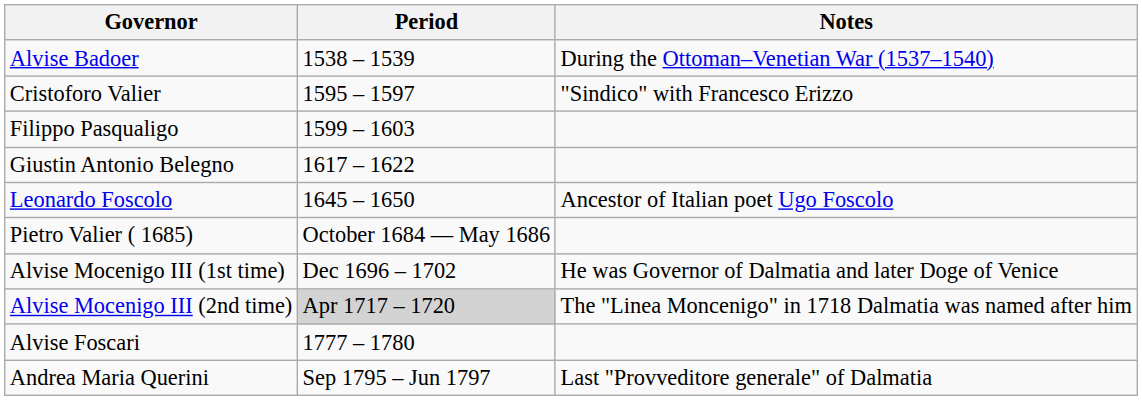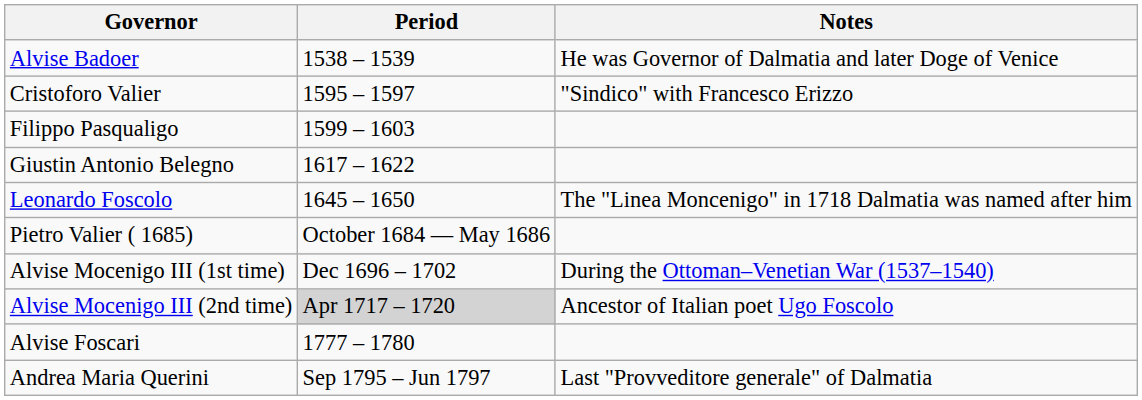(777, 57) During the Ottoman–Venetian War (1537–1540) -> (809, 57) He was Governor of Dalmatia and later Doge of Venice
(727, 199) Ancestor of Italian poet Ugo Foscolo -> (846, 199) The "Linea Moncenigo" in 1718 Dalmatia was named after him
(809, 270) He was Governor of Dalmatia and later Doge of Venice -> (777, 270) During the Ottoman–Venetian War (1537–1540)
(846, 306) The "Linea Moncenigo" in 1718 Dalmatia was named after him -> (727, 306) Ancestor of Italian poet Ugo Foscolo
